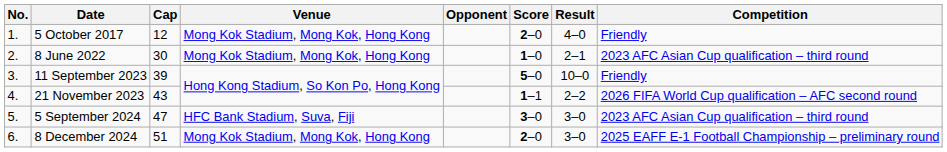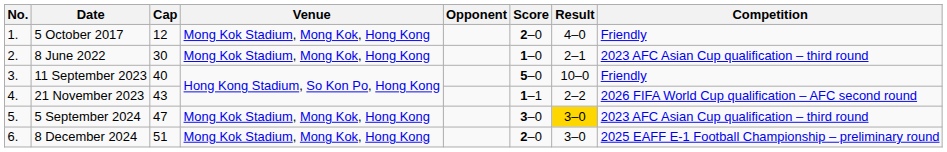(160, 75) 39 -> (160, 75) 40
(269, 116) HFC Bank Stadium, Suva, Fiji -> (307, 116) Mong Kok Stadium, Mong Kok, Hong Kong
(575, 116) no background -> (575, 116) gold background
